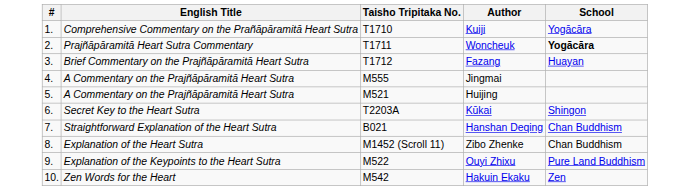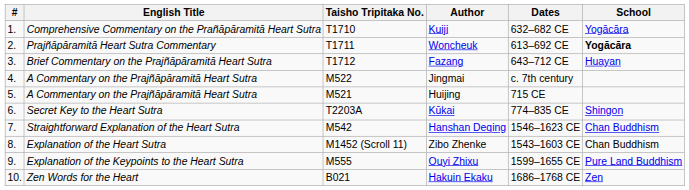+ column: (546, 12)
(376, 78) M555 -> (339, 78) M522
(375, 128) B021 -> (339, 128) M542
(376, 161) M522 -> (339, 161) M555
(376, 177) M542 -> (338, 177) B021
